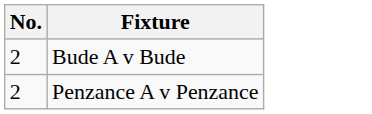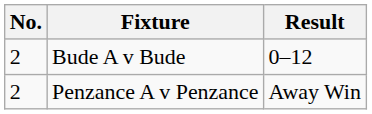+ column: (315, 21)
